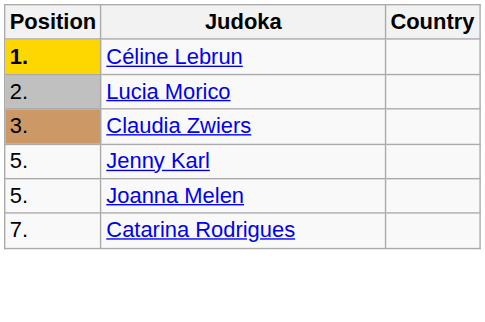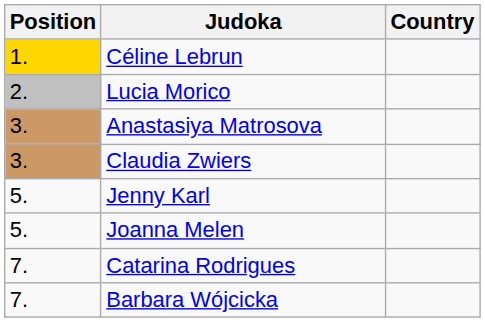(19, 56) bold -> (19, 56) normal
+ row: (214, 126)
+ row: (192, 299)
